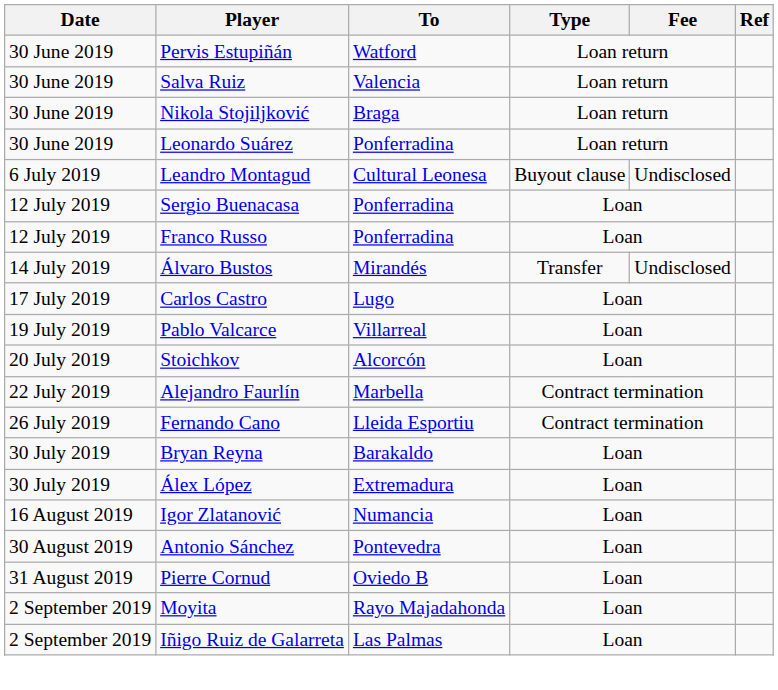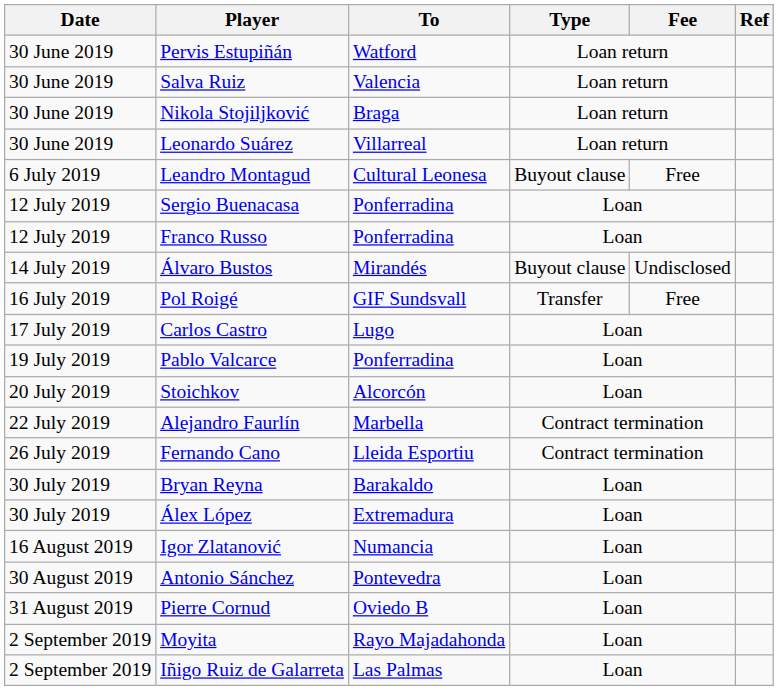(403, 143) Ponferradina -> (390, 143) Villarreal
(683, 174) Undisclosed -> (683, 174) Free
(570, 267) Transfer -> (570, 267) Buyout clause
+ row: (199, 298)
(390, 329) Villarreal -> (403, 360) Ponferradina
